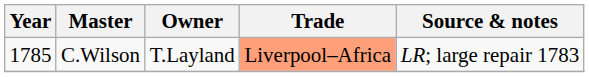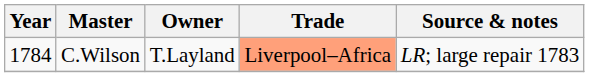(30, 54) 1785 -> (30, 54) 1784
